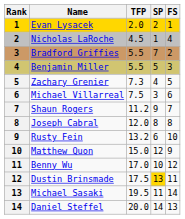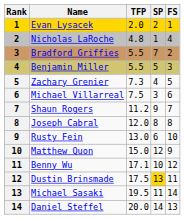(136, 39) 4.5 -> (136, 39) 4.8
(139, 137) 13.2 -> (139, 137) 13.0
(139, 165) 17.0 -> (139, 165) 17.1
